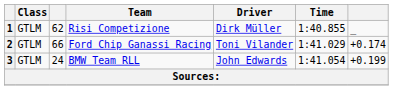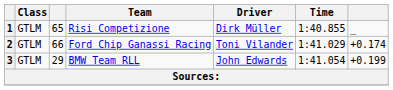(58, 29) 62 -> (58, 29) 65
(58, 61) 24 -> (58, 61) 29
